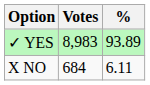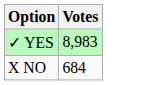- column: (123, 16)
